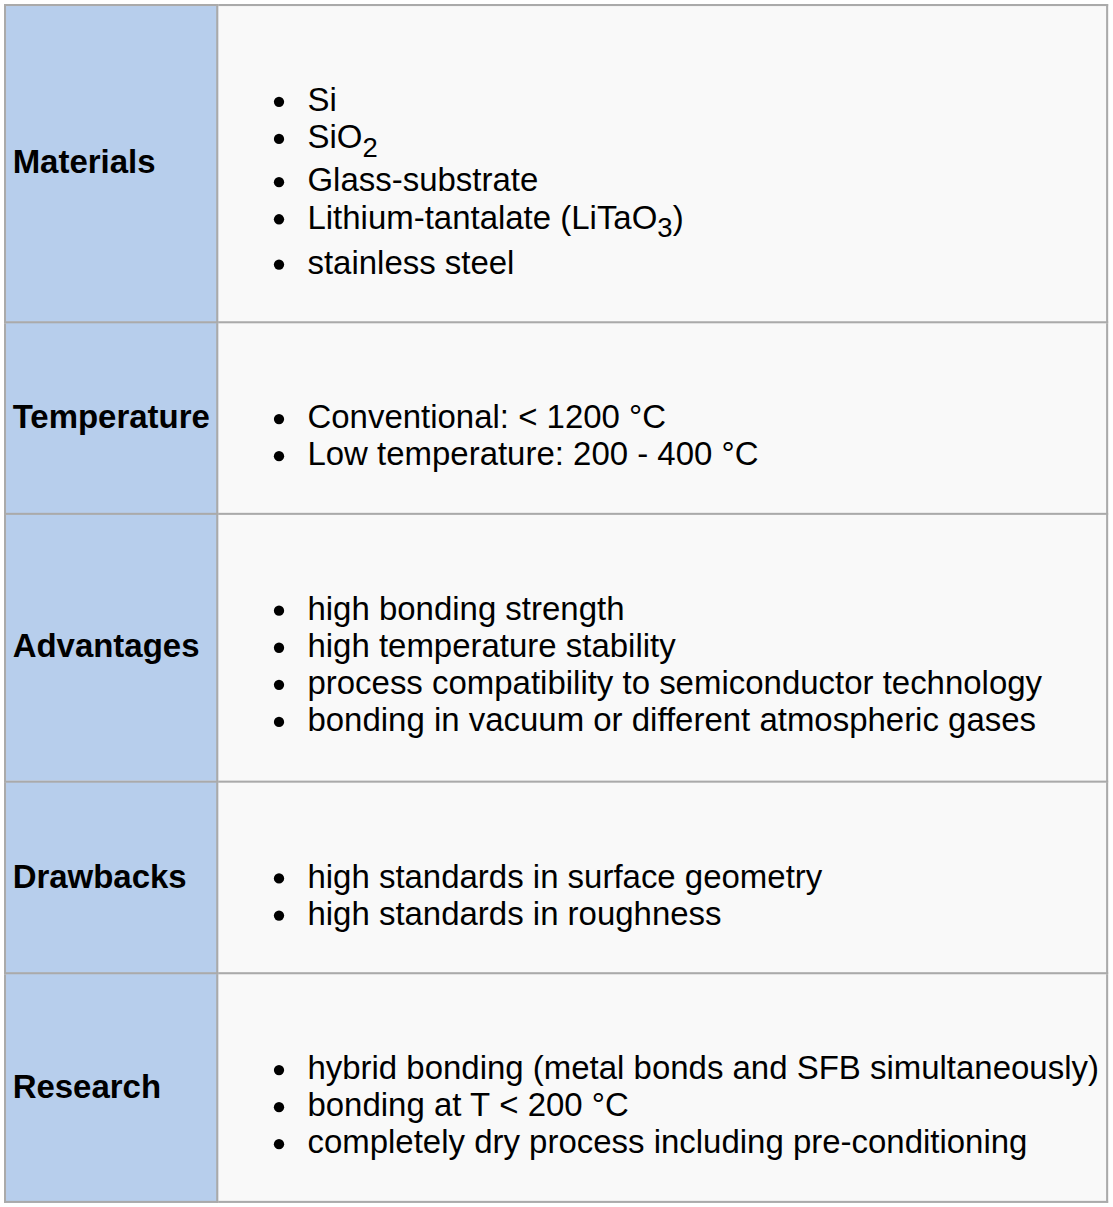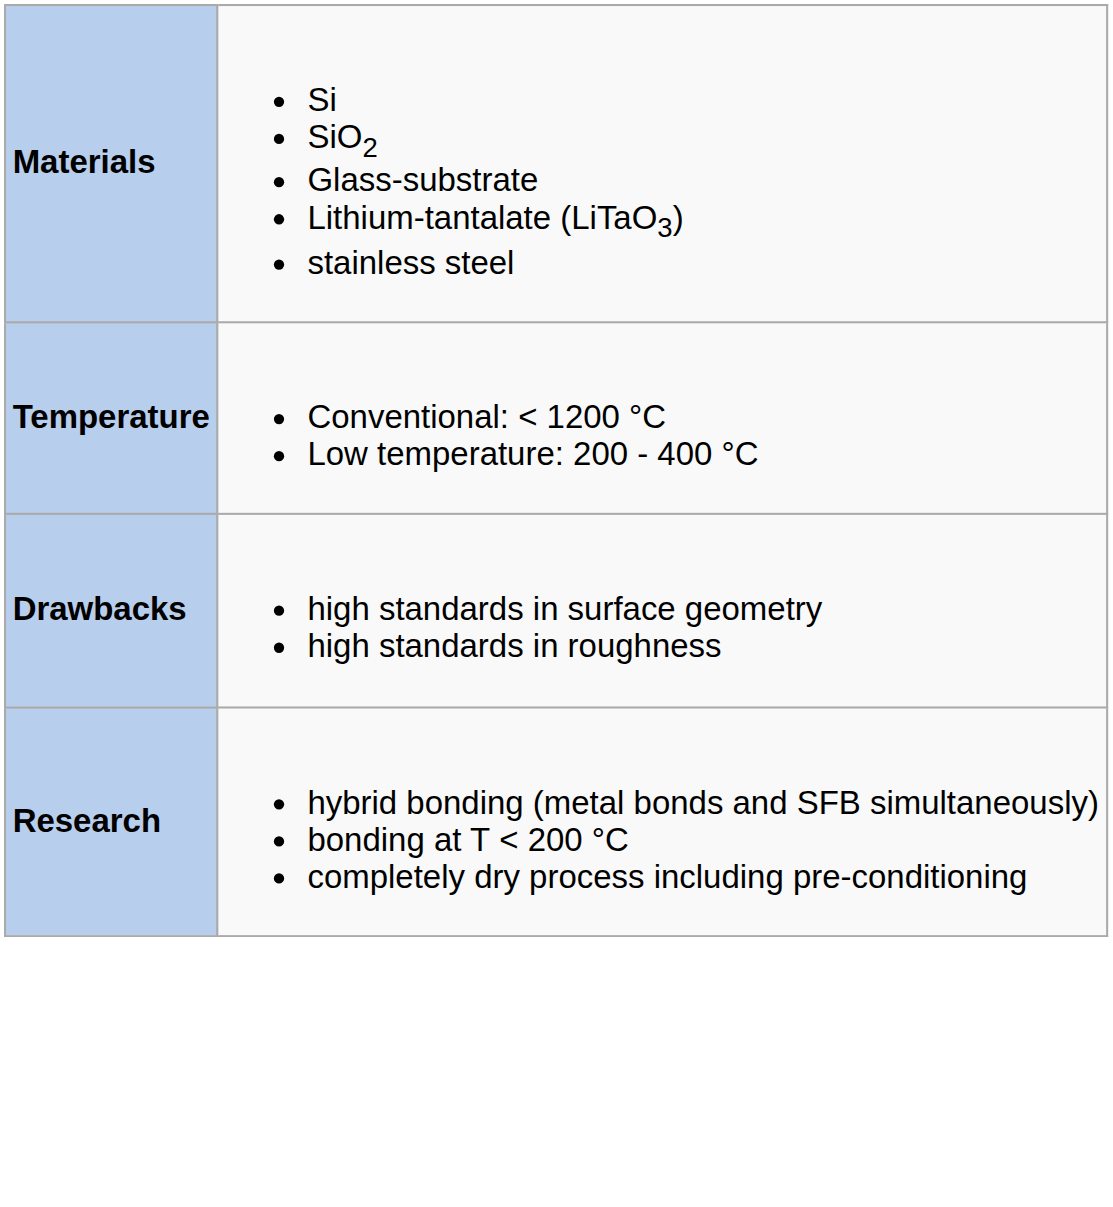- row: (106, 646)
